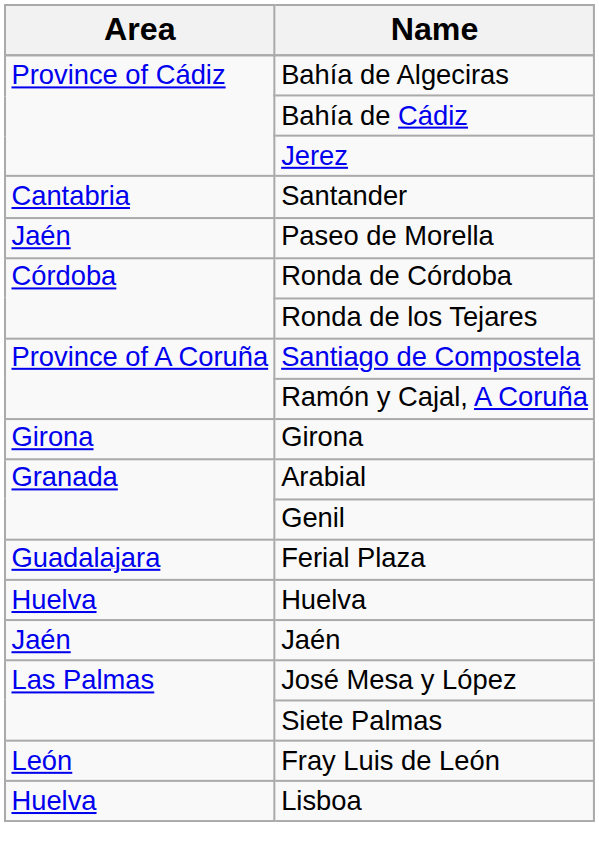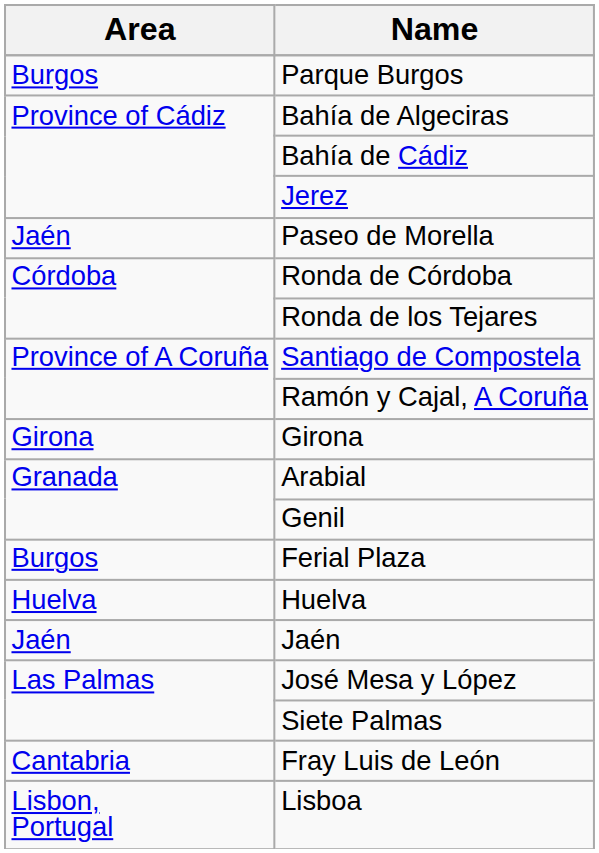+ row: (372, 76)
- row: (344, 196)
(86, 559) Guadalajara -> (55, 559) Burgos
(42, 760) León -> (71, 760) Cantabria
(54, 800) Huelva -> (62, 814) Lisbon, Portugal
